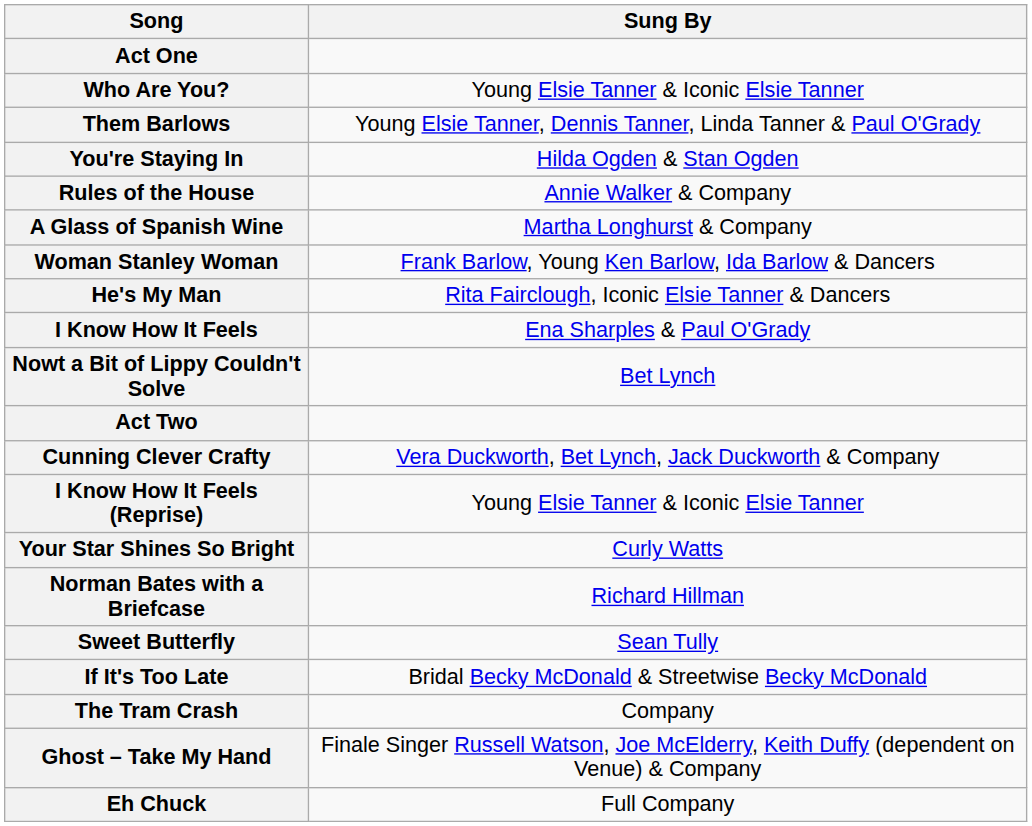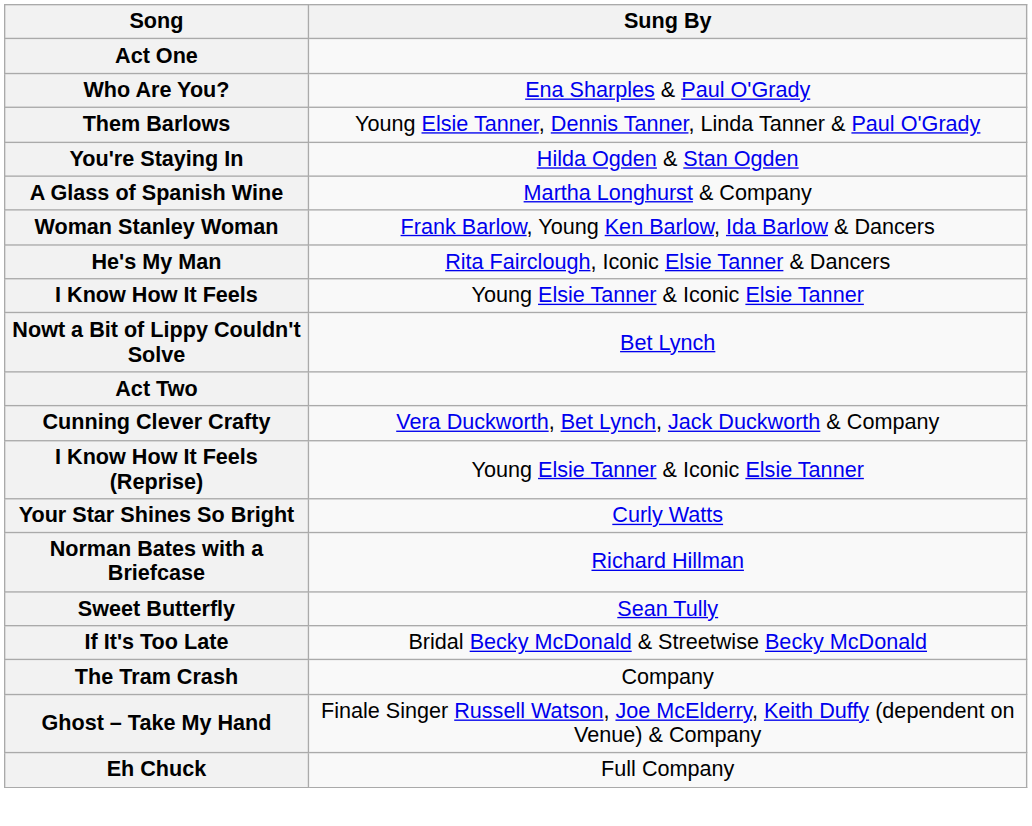(668, 90) Young Elsie Tanner & Iconic Elsie Tanner -> (668, 90) Ena Sharples & Paul O'Grady
- row: (156, 192)
(668, 329) Ena Sharples & Paul O'Grady -> (668, 295) Young Elsie Tanner & Iconic Elsie Tanner
